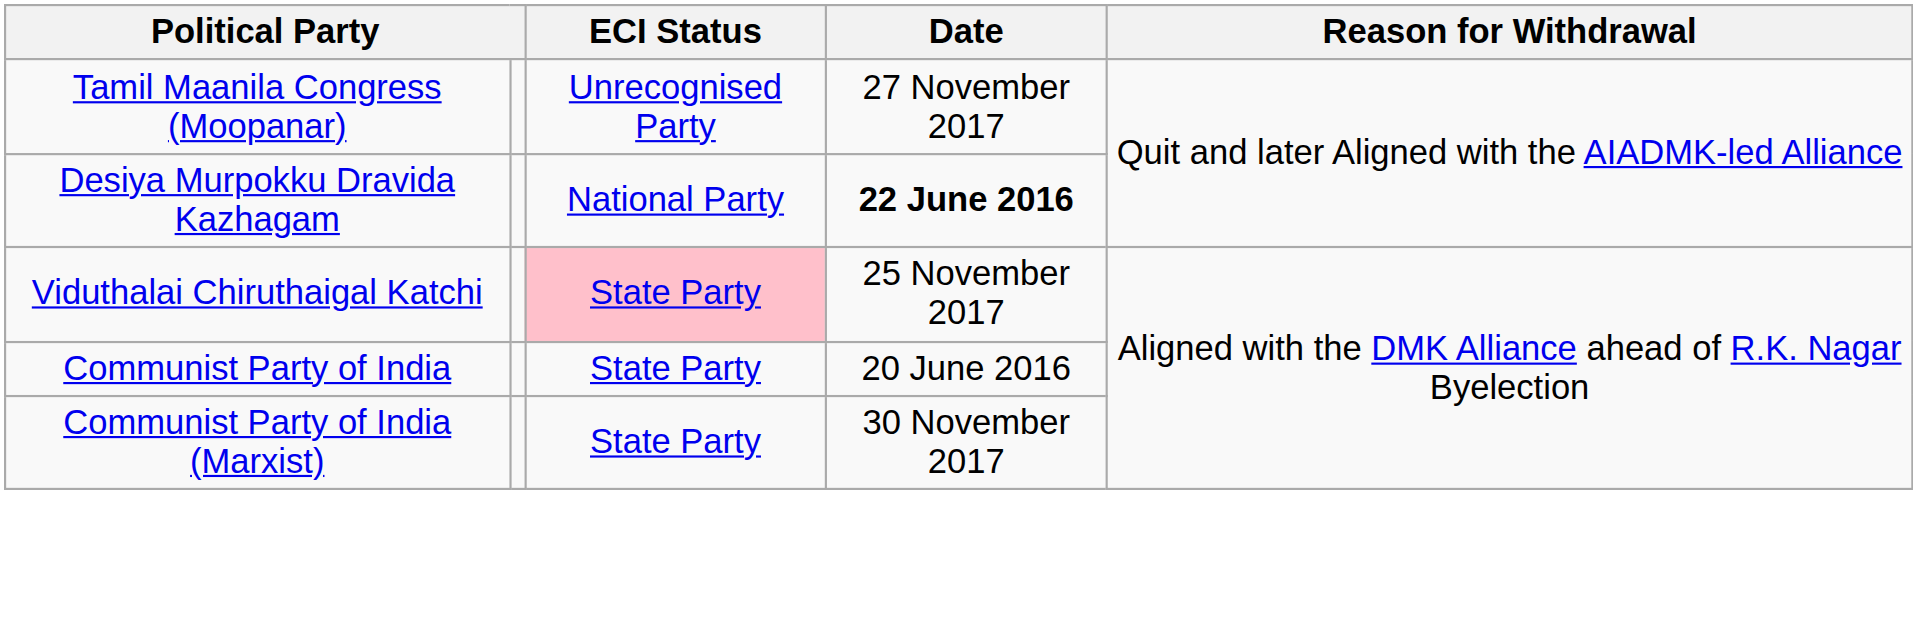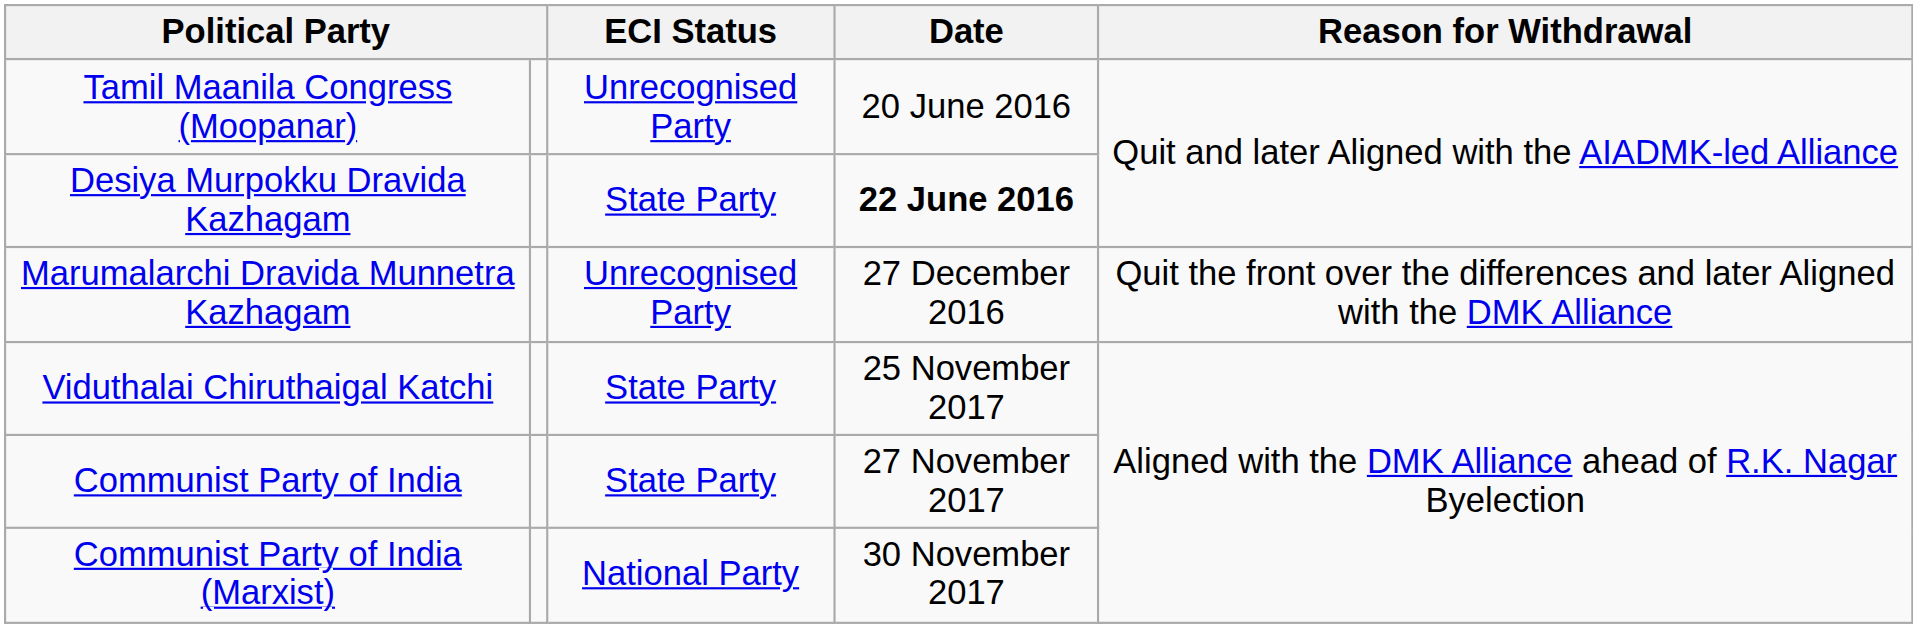(966, 106) 27 November 2017 -> (966, 106) 20 June 2016
(675, 199) National Party -> (691, 199) State Party
+ row: (268, 293)
(675, 293) pink background -> (691, 387) no background
(966, 367) 20 June 2016 -> (966, 480) 27 November 2017
(675, 442) State Party -> (691, 574) National Party
